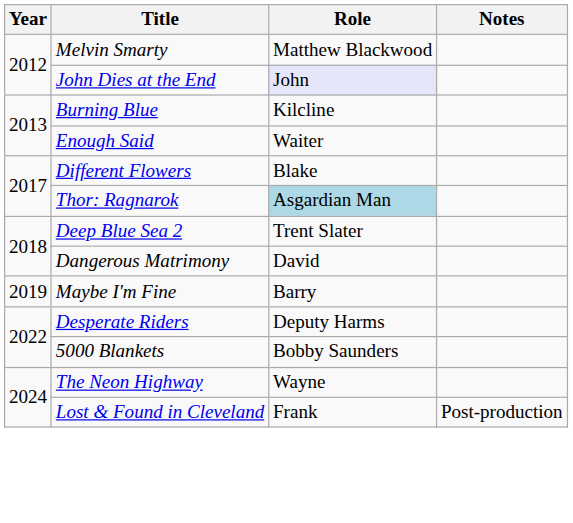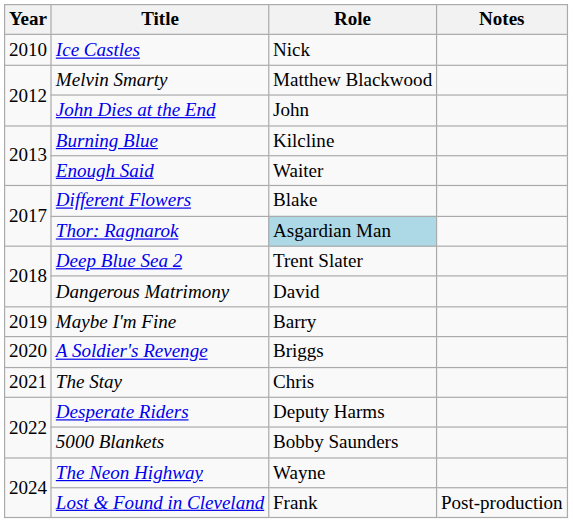+ row: (98, 49)
(291, 79) lavender background -> (291, 110) no background
+ row: (132, 351)
+ row: (89, 381)
